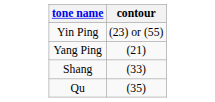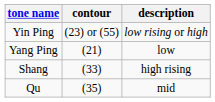+ column: (166, 13)
